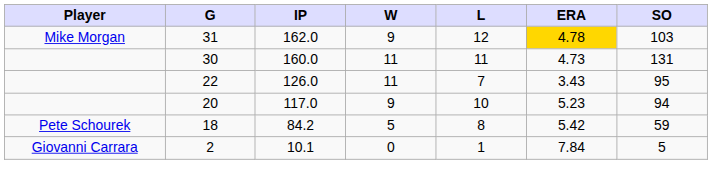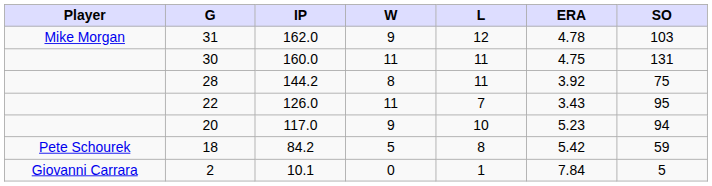(571, 37) gold background -> (571, 37) no background
(571, 59) 4.73 -> (571, 59) 4.75
+ row: (210, 81)
